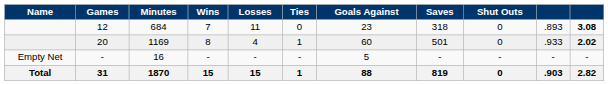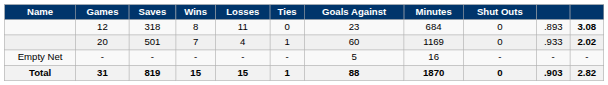columns swapped: (159, 12) <-> (440, 12)
(208, 27) 7 -> (196, 27) 8
(208, 42) 8 -> (196, 42) 7
